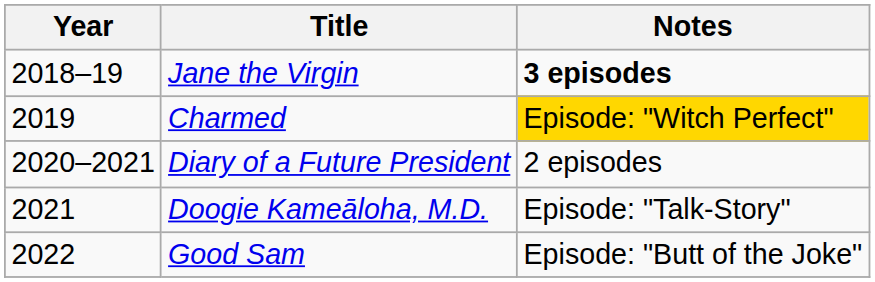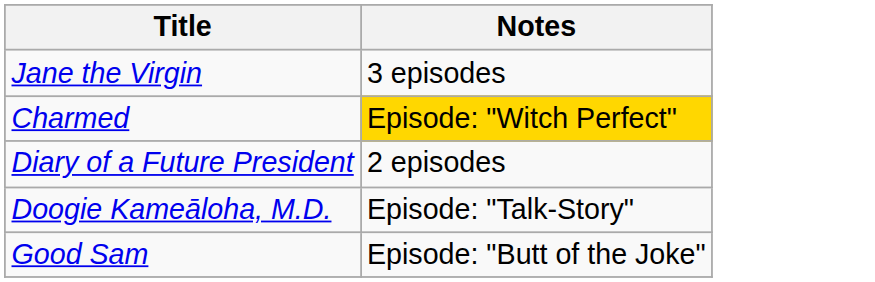- column: (83, 27)
(598, 72) bold -> (436, 72) normal
